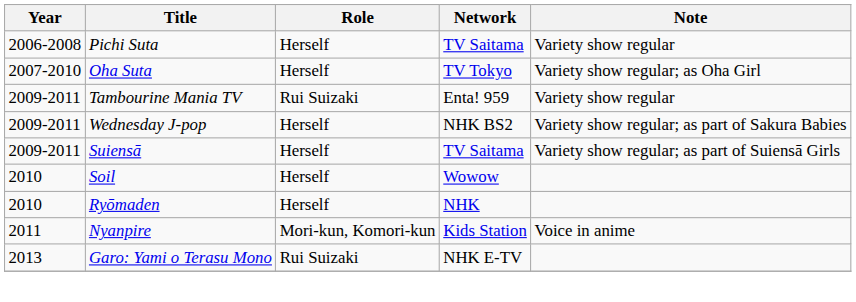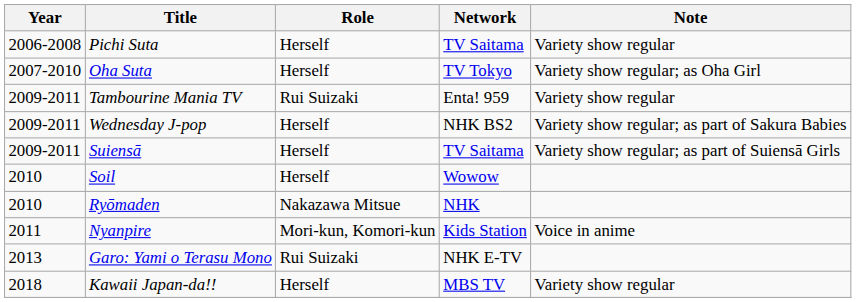(304, 204) Herself -> (340, 204) Nakazawa Mitsue
+ row: (153, 284)
